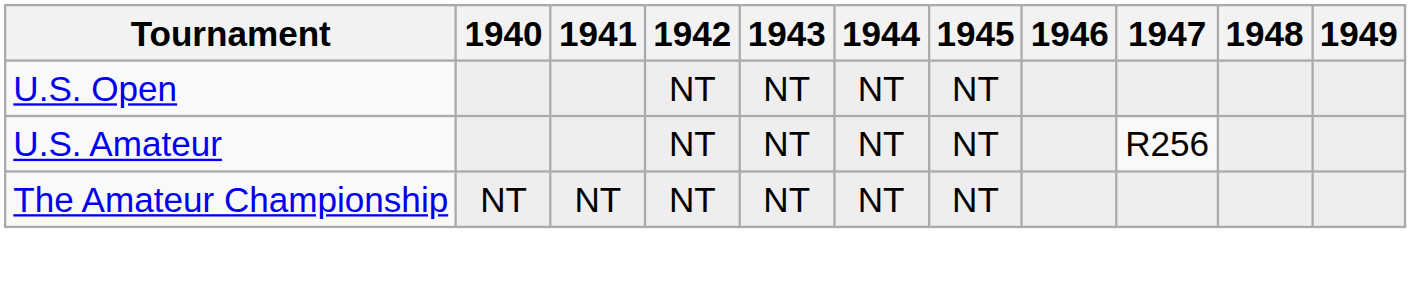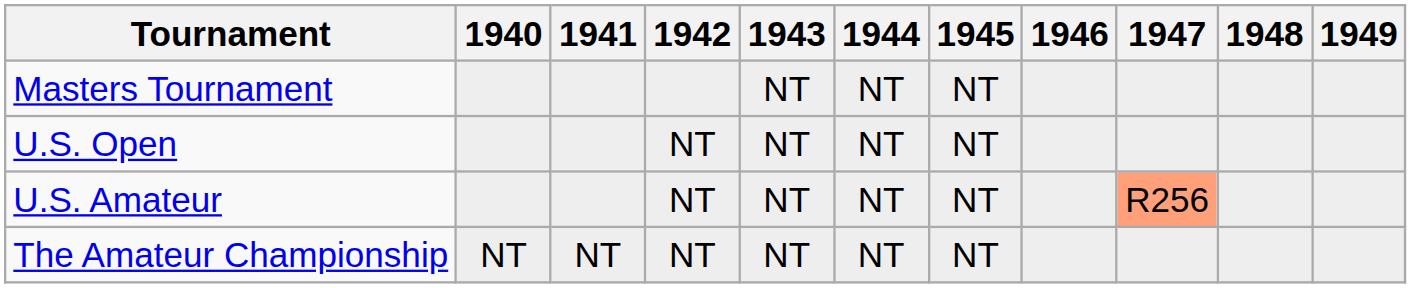+ row: (173, 89)
(1167, 144) no background -> (1167, 200) lightsalmon background
